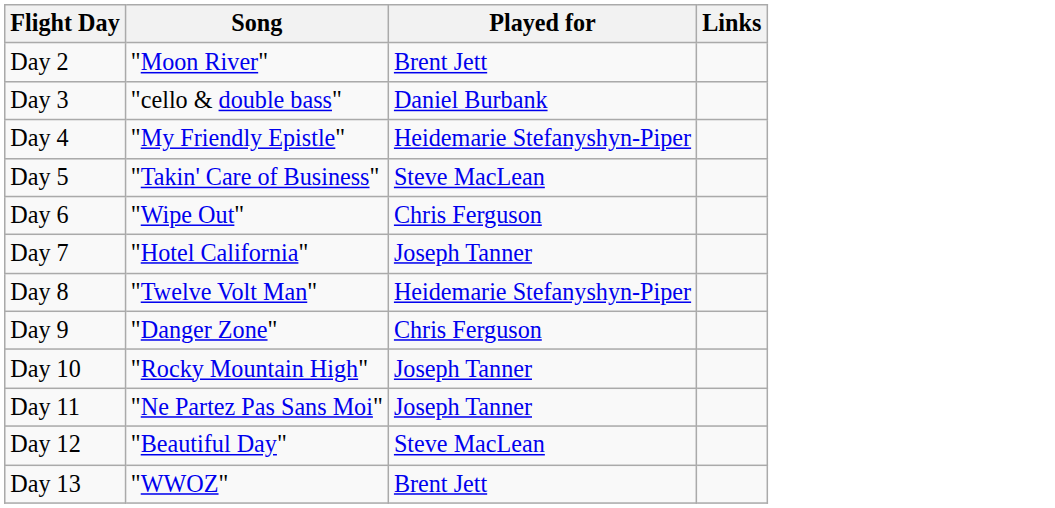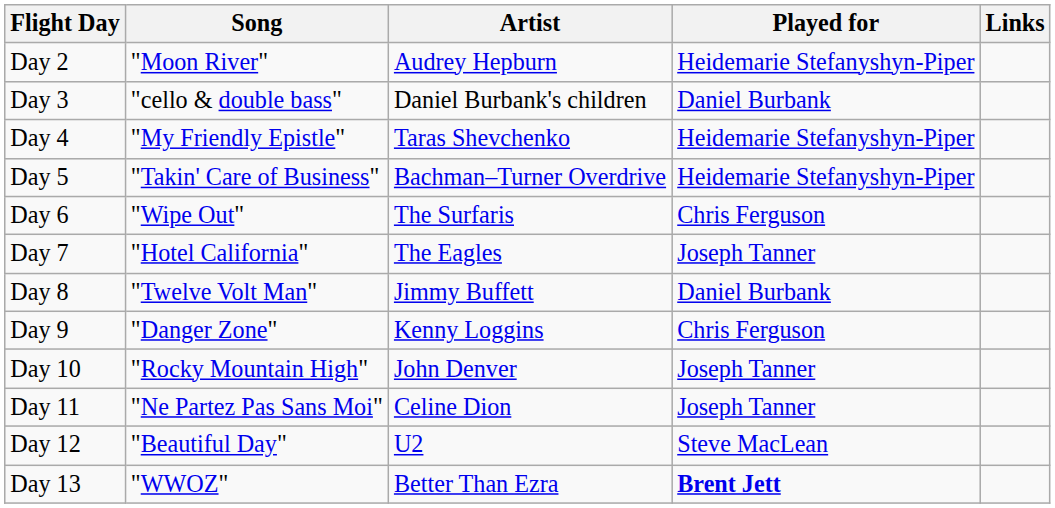+ column: (530, 23)
(441, 61) Brent Jett -> (826, 61) Heidemarie Stefanyshyn-Piper
(469, 176) Steve MacLean -> (826, 176) Heidemarie Stefanyshyn-Piper
(543, 291) Heidemarie Stefanyshyn-Piper -> (754, 291) Daniel Burbank
(441, 483) normal -> (729, 483) bold
